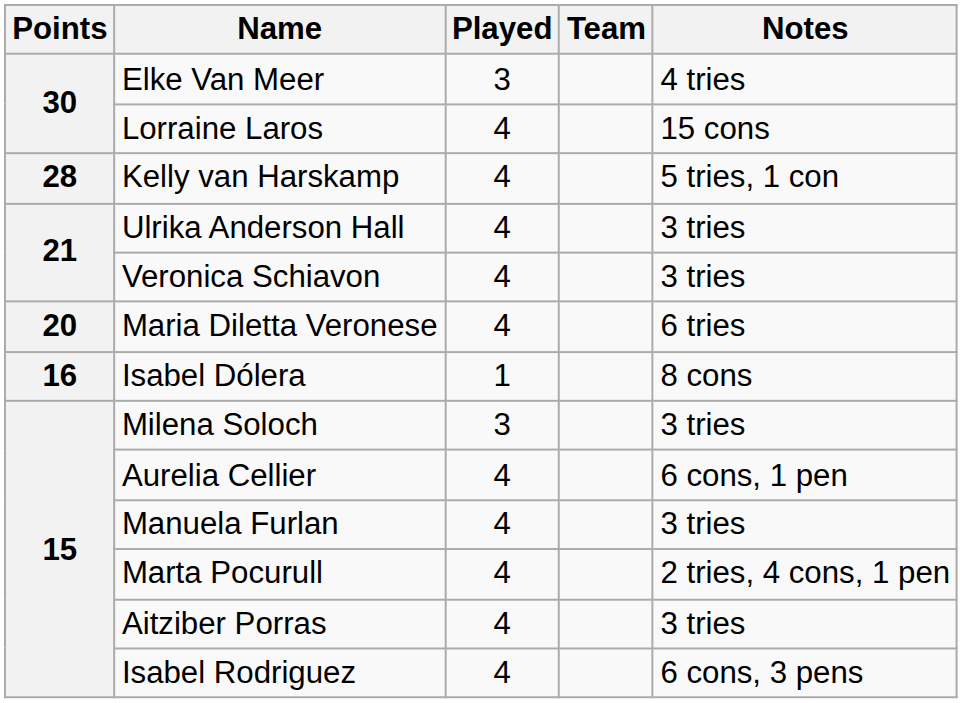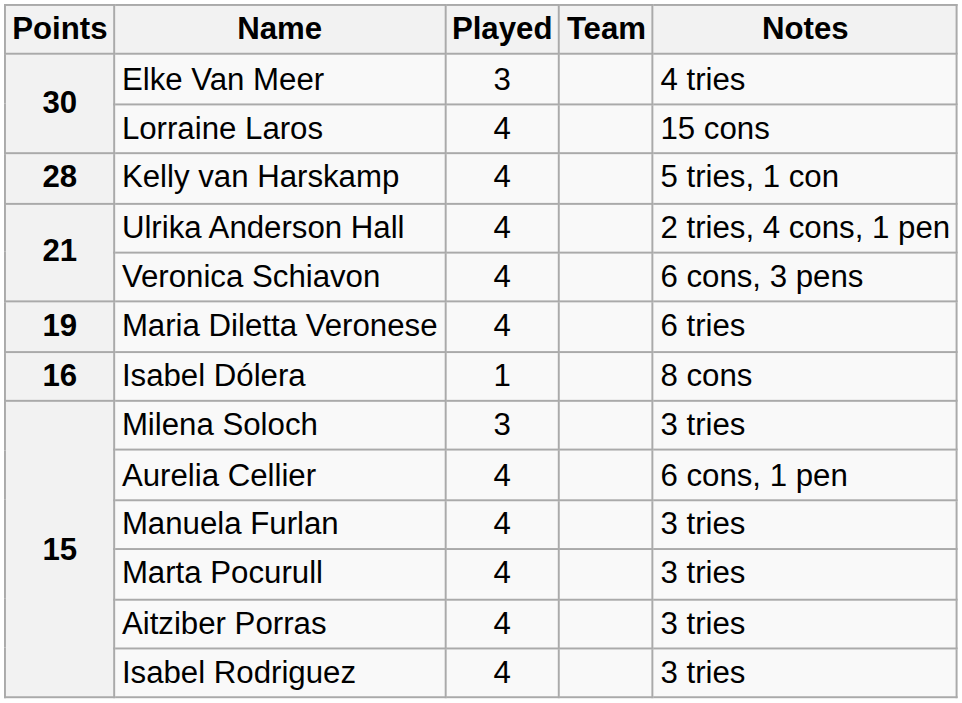(703, 227) 3 tries -> (805, 227) 2 tries, 4 cons, 1 pen
(703, 276) 3 tries -> (762, 276) 6 cons, 3 pens
(60, 326) 20 -> (60, 326) 19
(805, 573) 2 tries, 4 cons, 1 pen -> (703, 573) 3 tries
(762, 672) 6 cons, 3 pens -> (703, 672) 3 tries
